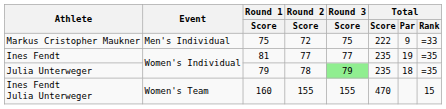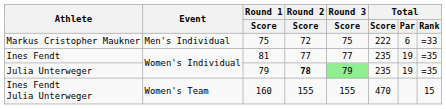(407, 40) 9 -> (407, 40) 6
(306, 70) normal -> (306, 70) bold
(407, 70) 18 -> (407, 70) 19
